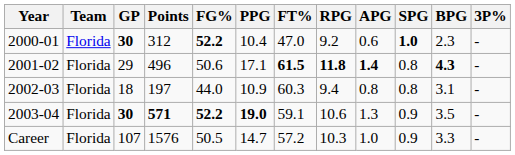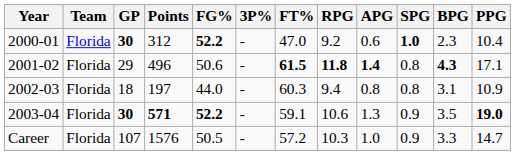columns swapped: (490, 16) <-> (255, 16)
